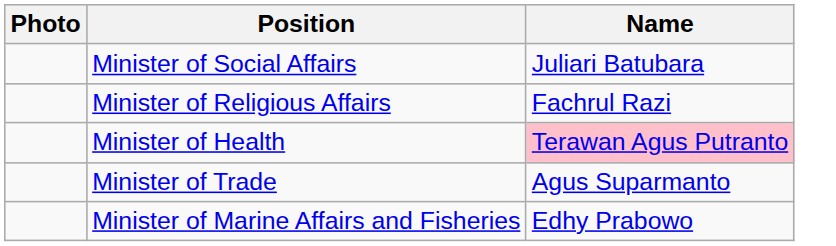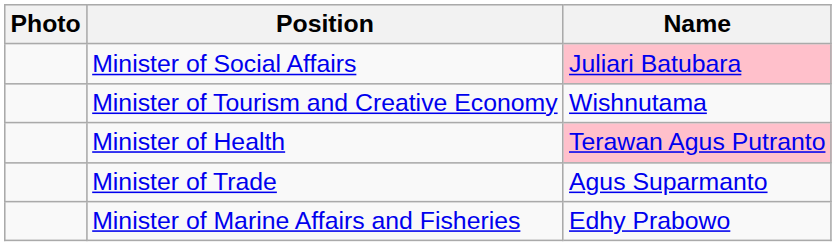(618, 63) no background -> (655, 63) pink background
+ row: (325, 102)
- row: (242, 102)
